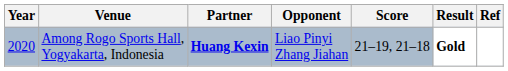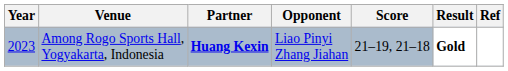(21, 46) 2020 -> (21, 46) 2023
